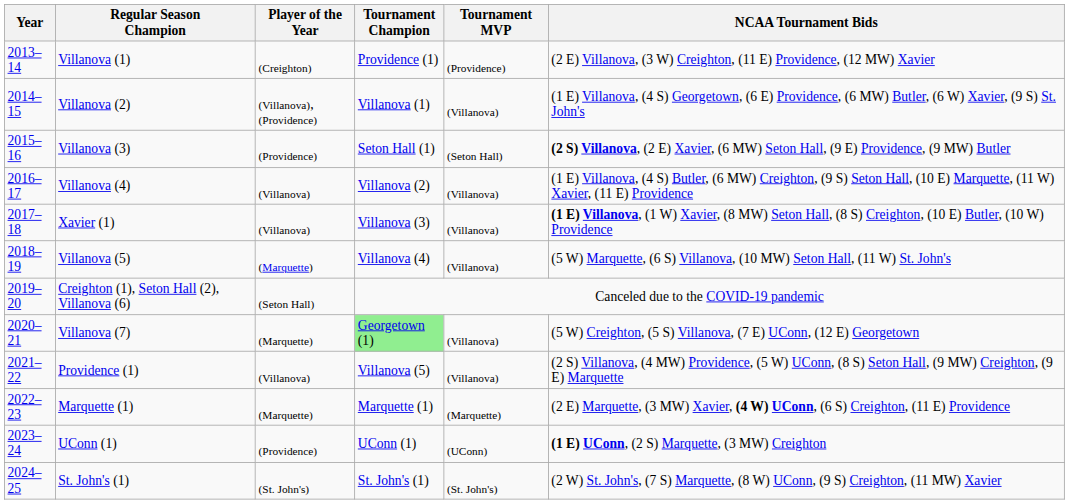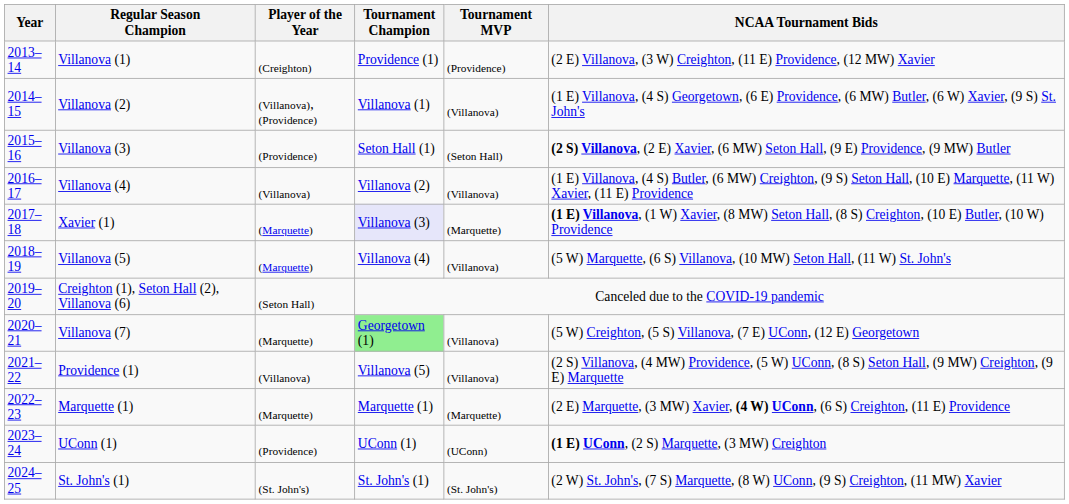(284, 231) (Villanova) -> (286, 231) (Marquette)
(394, 222) no background -> (394, 222) lavender background
(473, 231) (Villanova) -> (474, 231) (Marquette)
